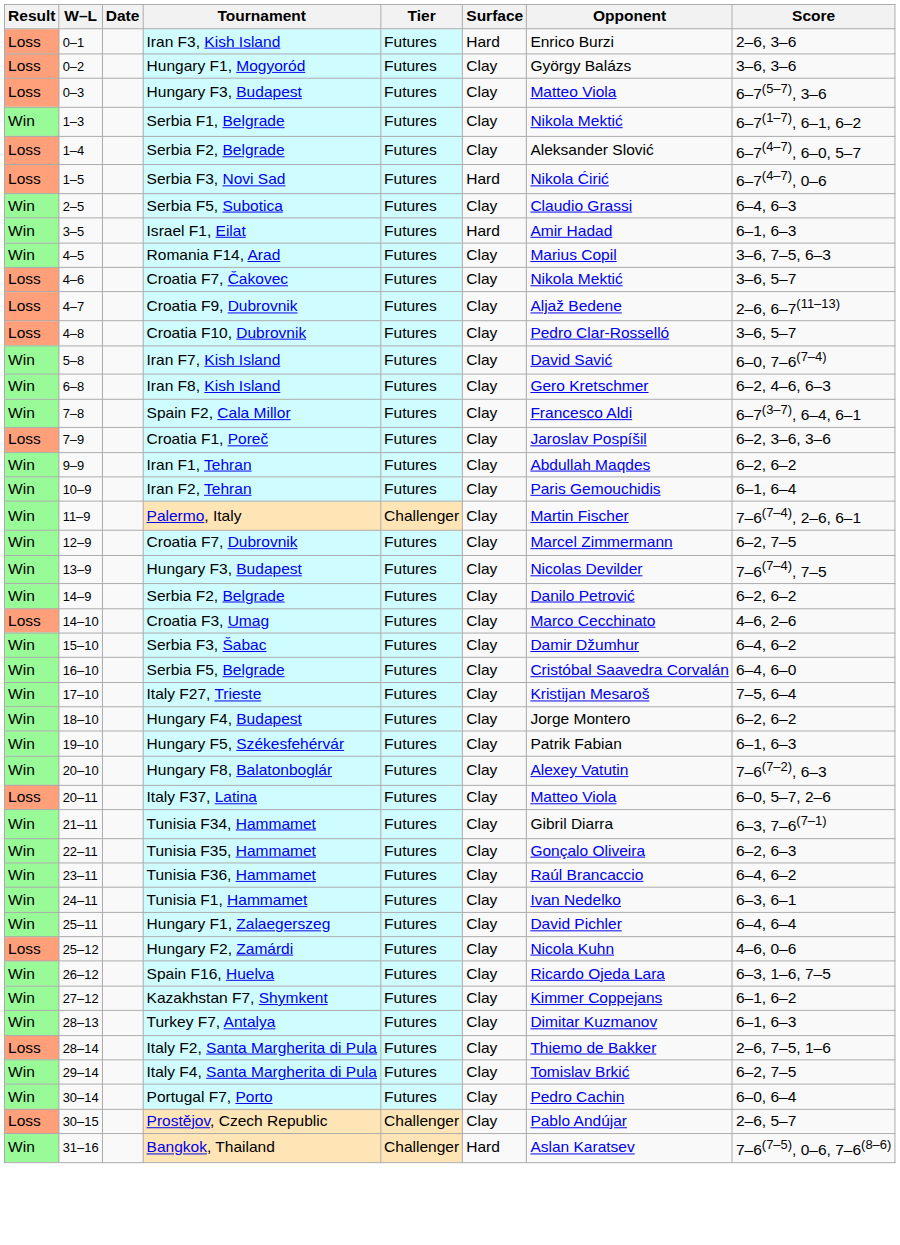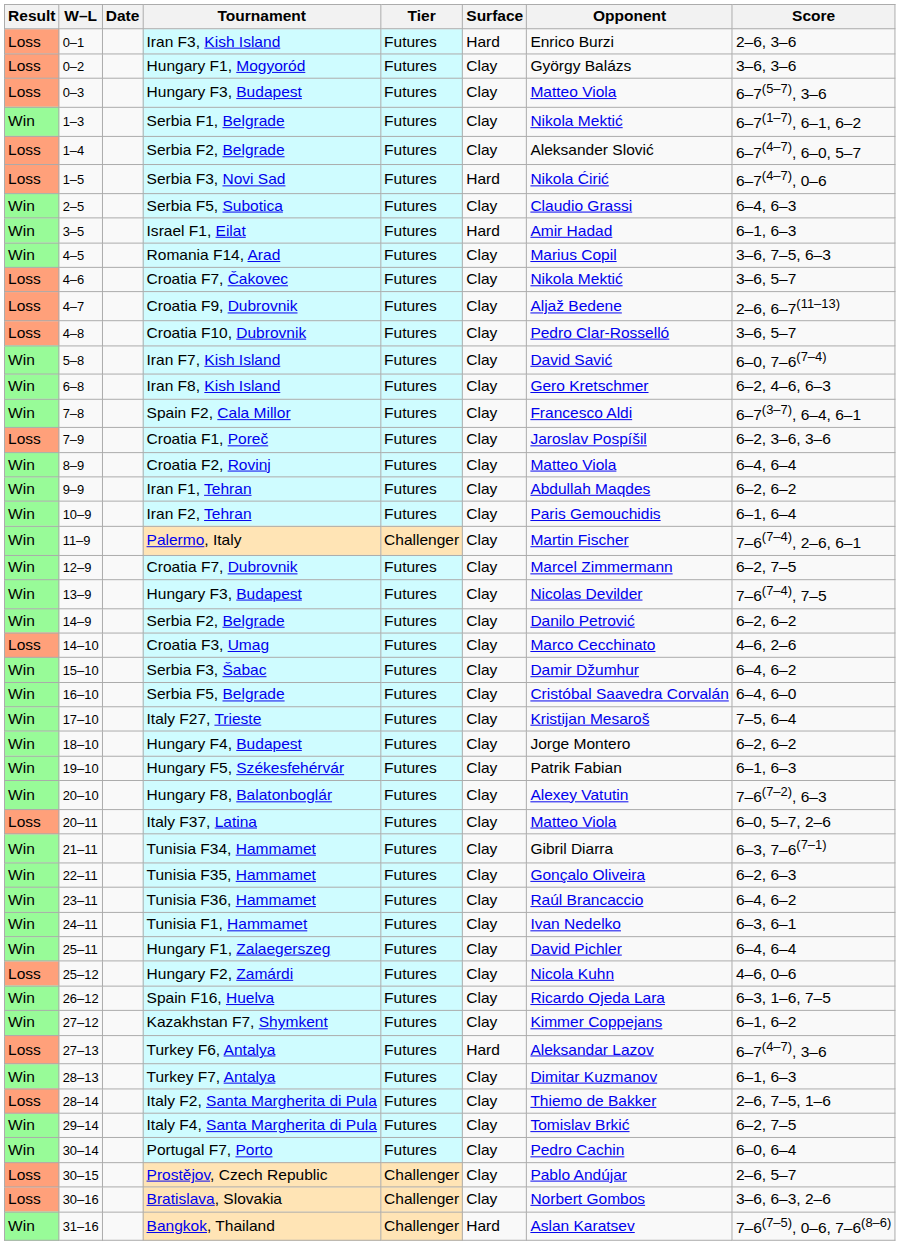+ row: (73, 465)
+ row: (81, 1050)
+ row: (81, 1200)
